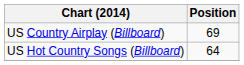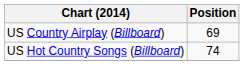(213, 51) 64 -> (213, 51) 74
